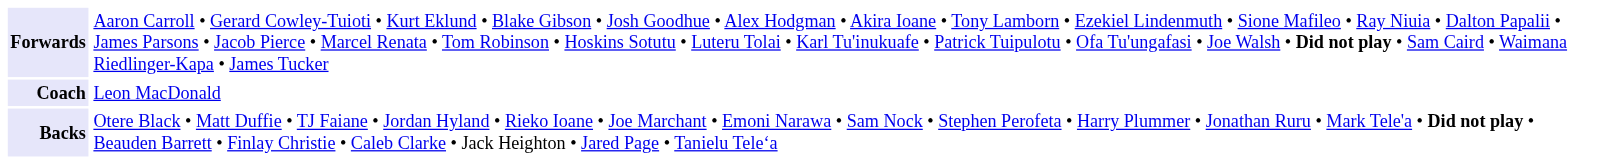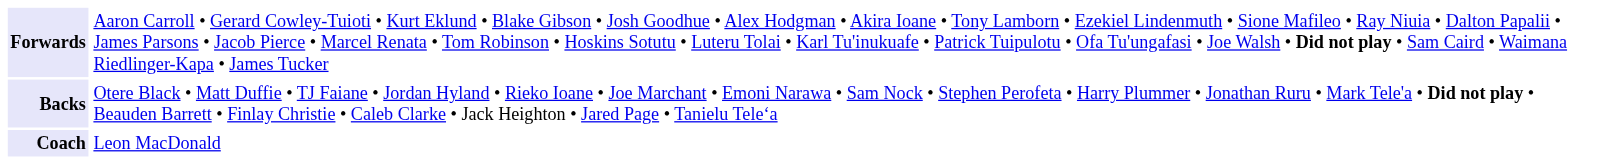rows swapped: (63, 132) <-> (61, 92)
